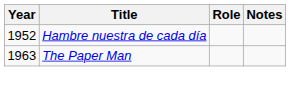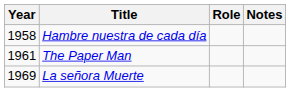(22, 35) 1952 -> (22, 35) 1958
(22, 55) 1963 -> (22, 55) 1961
+ row: (93, 76)
